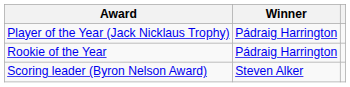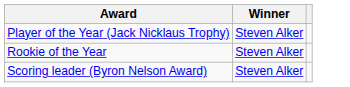(286, 33) Pádraig Harrington -> (269, 33) Steven Alker
(286, 52) Pádraig Harrington -> (269, 52) Steven Alker
